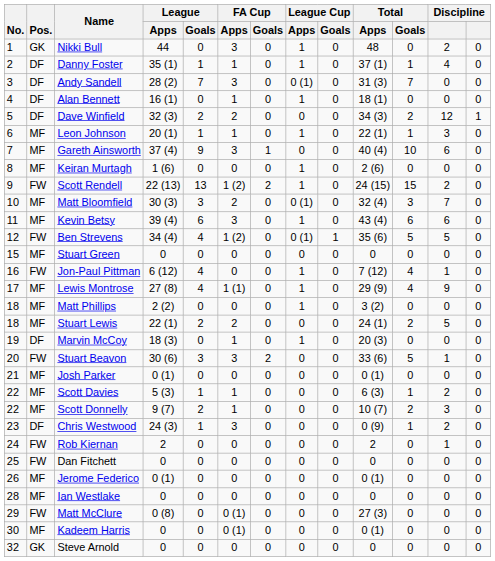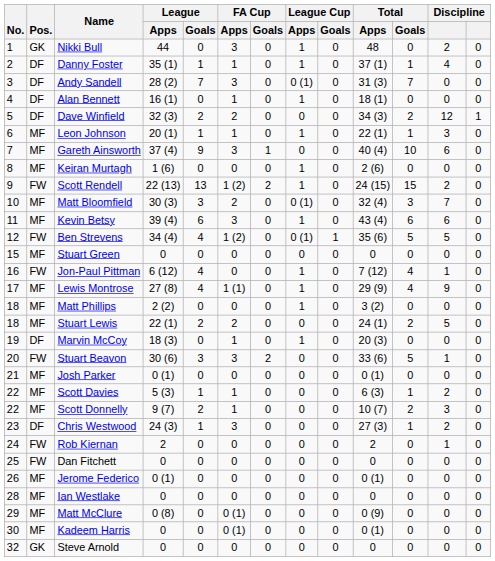(373, 427) 0 (9) -> (373, 427) 27 (3)
(38, 513) FW -> (37, 513) MF
(373, 513) 27 (3) -> (373, 513) 0 (9)
